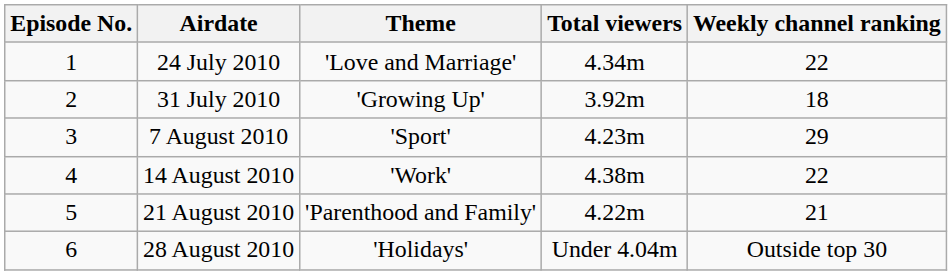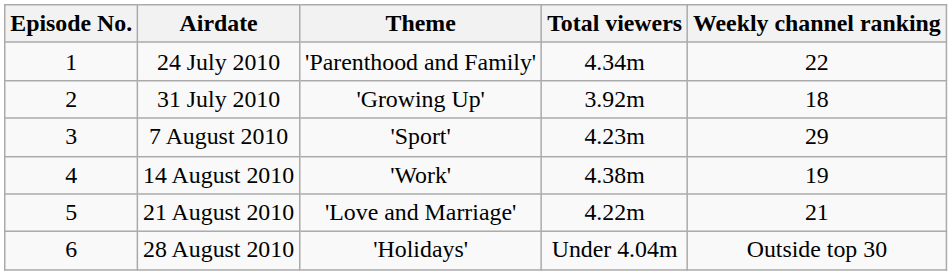(421, 61) 'Love and Marriage' -> (421, 61) 'Parenthood and Family'
(817, 174) 22 -> (817, 174) 19
(421, 212) 'Parenthood and Family' -> (421, 212) 'Love and Marriage'
